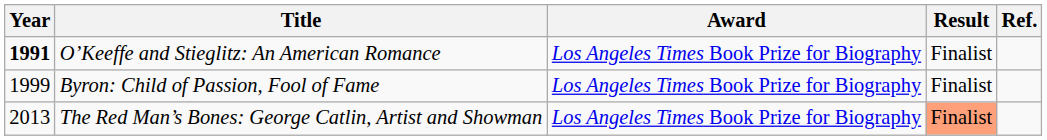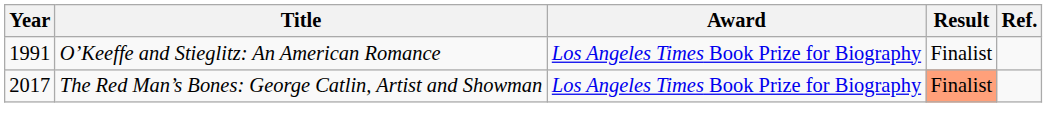(30, 53) bold -> (30, 53) normal
- row: (220, 85)
(30, 118) 2013 -> (30, 85) 2017
